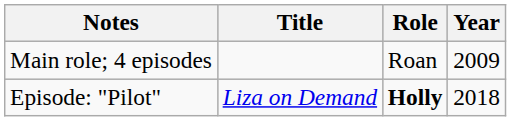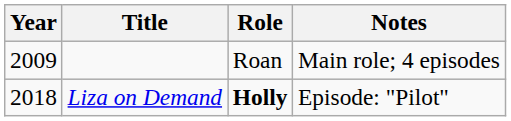columns swapped: (477, 23) <-> (111, 23)
